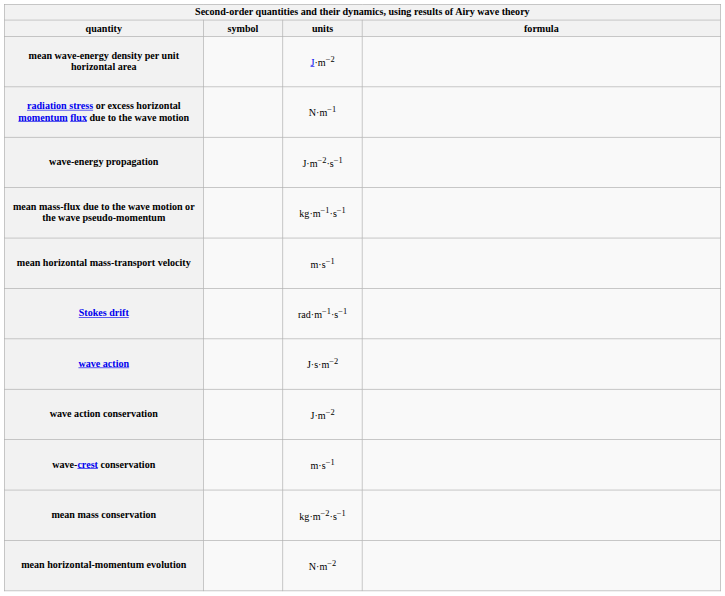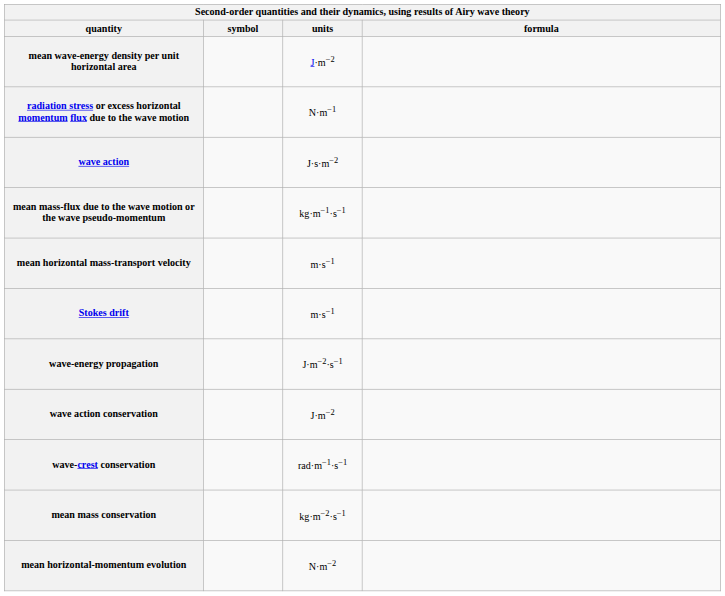rows swapped: (104, 364) <-> (104, 162)
(323, 313) rad·m−1·s−1 -> (323, 313) m·s−1
(323, 464) m·s−1 -> (323, 464) rad·m−1·s−1
